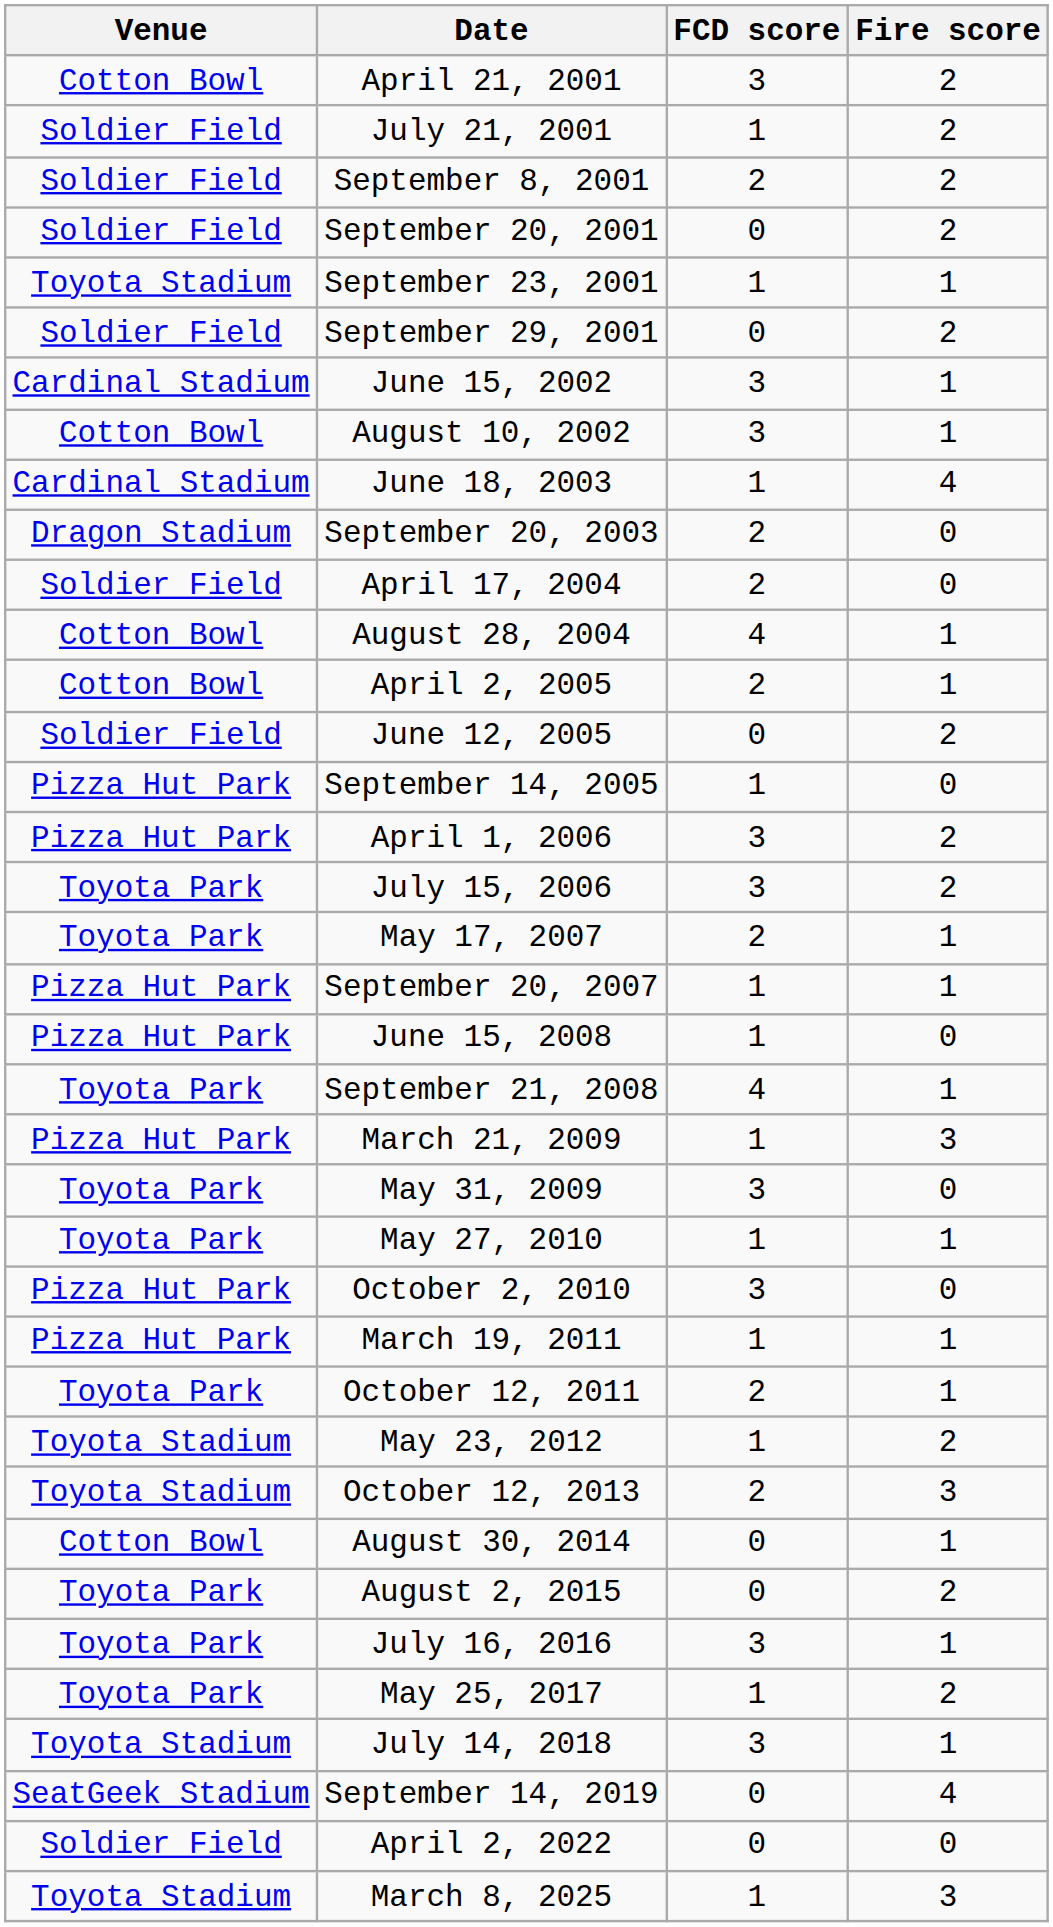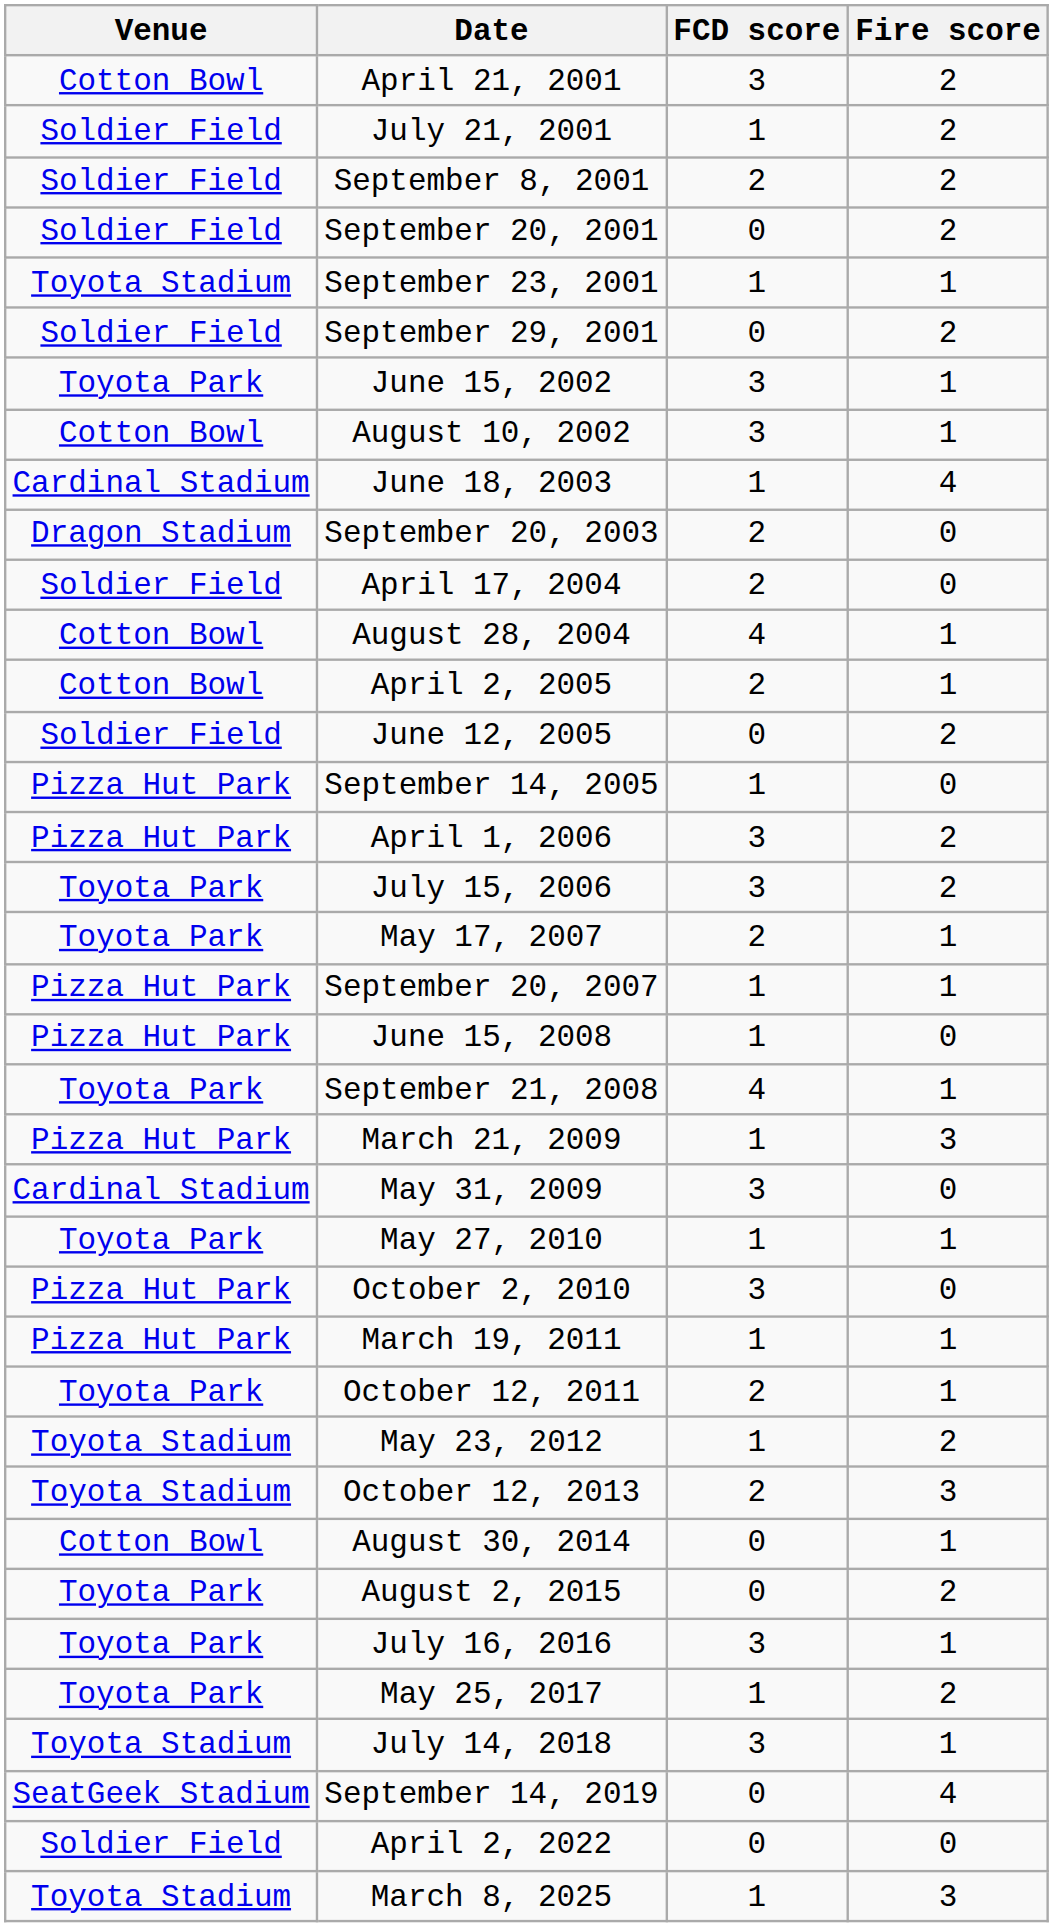(161, 383) Cardinal Stadium -> (161, 383) Toyota Park
(161, 1190) Toyota Park -> (161, 1190) Cardinal Stadium
